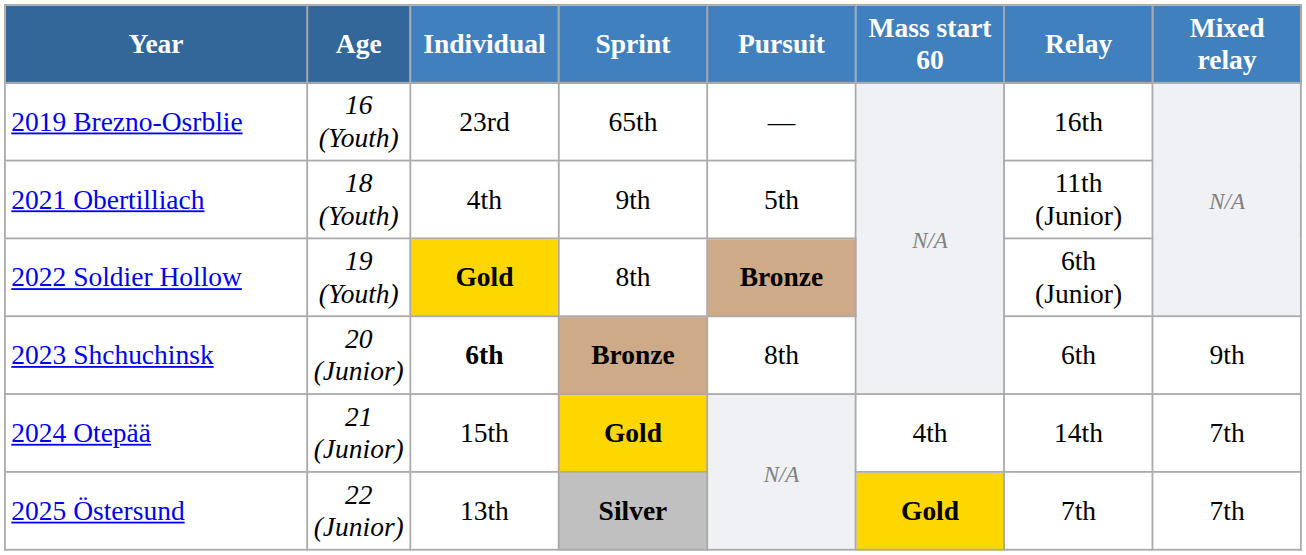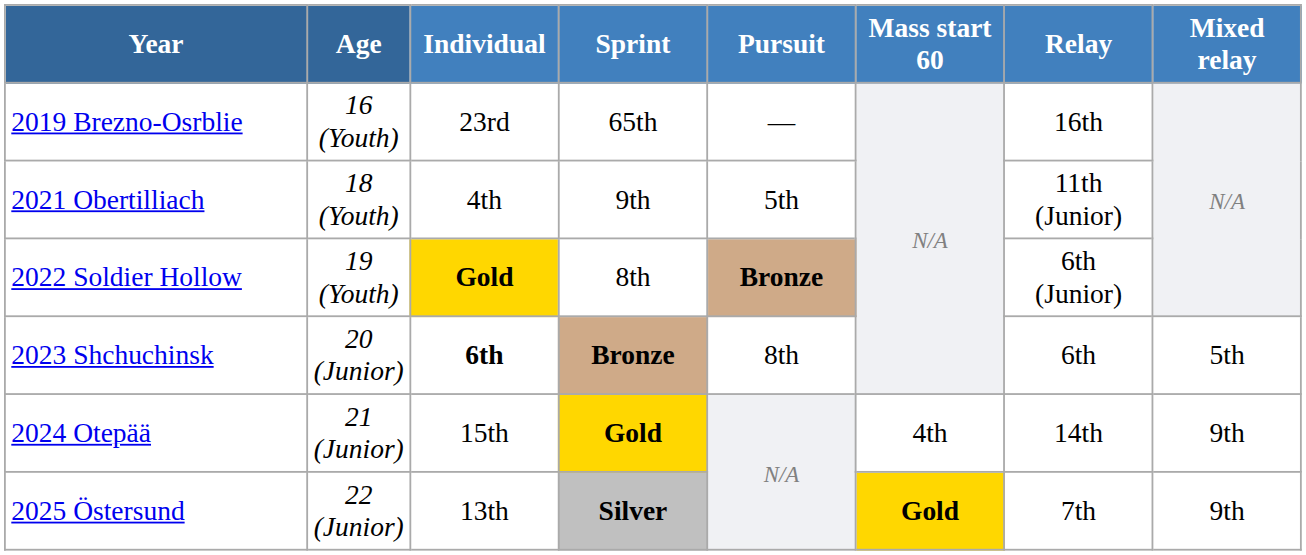(1227, 355) 9th -> (1227, 355) 5th
(1227, 433) 7th -> (1227, 433) 9th
(1227, 511) 7th -> (1227, 511) 9th
